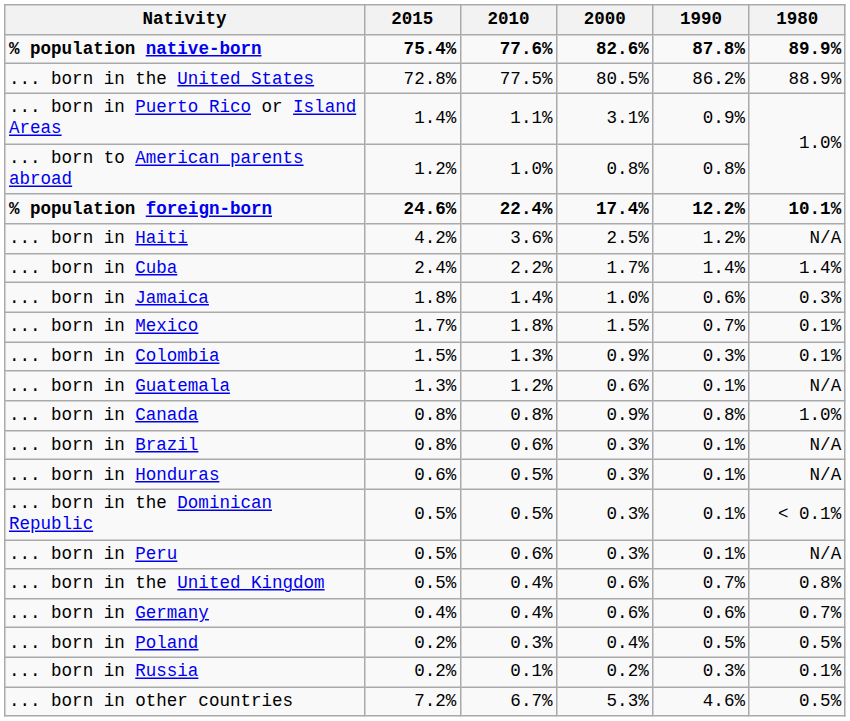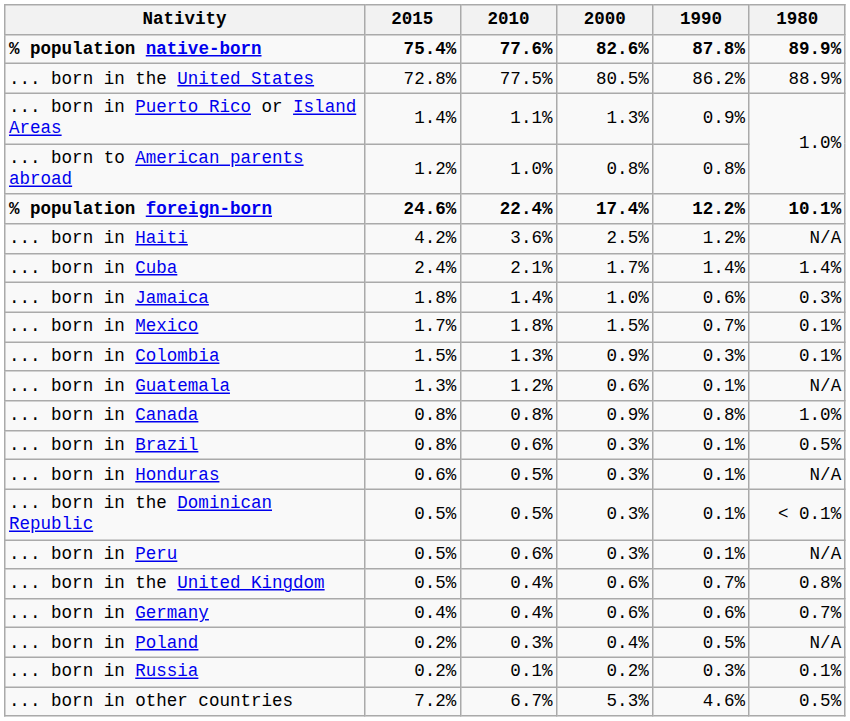(628, 118) 3.1% -> (628, 118) 1.3%
(531, 268) 2.2% -> (531, 268) 2.1%
(825, 444) N/A -> (820, 444) 0.5%
(820, 642) 0.5% -> (825, 642) N/A
